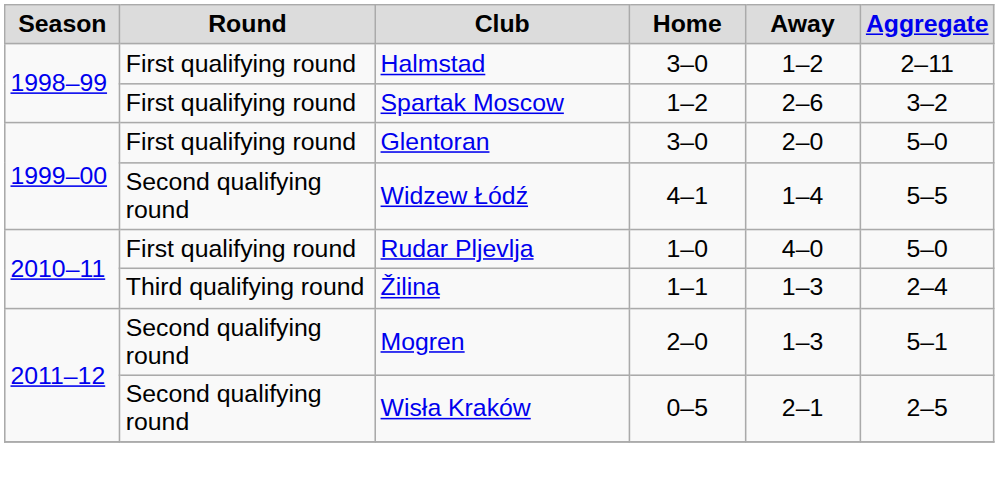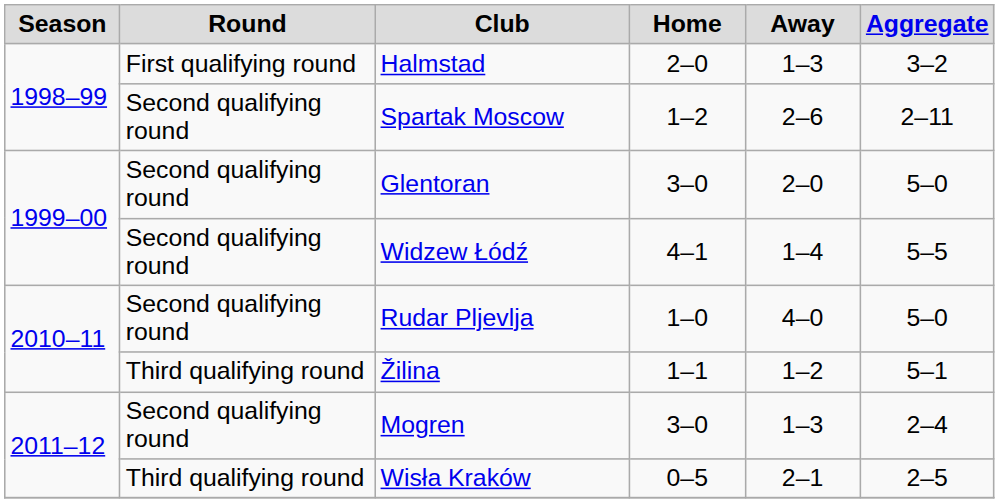(687, 63) 3–0 -> (687, 63) 2–0
(803, 63) 1–2 -> (803, 63) 1–3
(927, 63) 2–11 -> (927, 63) 3–2
(241, 102) First qualifying round -> (224, 116) Second qualifying round
(927, 102) 3–2 -> (927, 116) 2–11
(241, 142) First qualifying round -> (224, 184) Second qualifying round
(241, 248) First qualifying round -> (224, 318) Second qualifying round
(803, 288) 1–3 -> (803, 371) 1–2
(927, 288) 2–4 -> (927, 371) 5–1
(687, 341) 2–0 -> (687, 425) 3–0
(927, 341) 5–1 -> (927, 425) 2–4
(224, 408) Second qualifying round -> (245, 478) Third qualifying round
